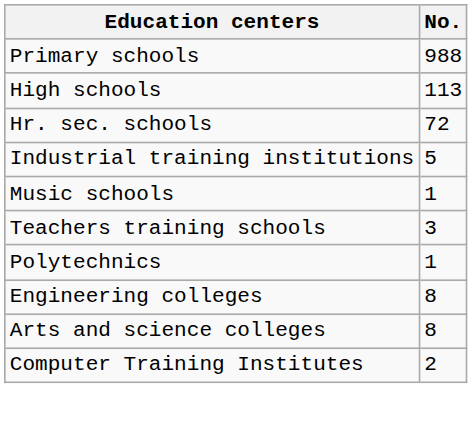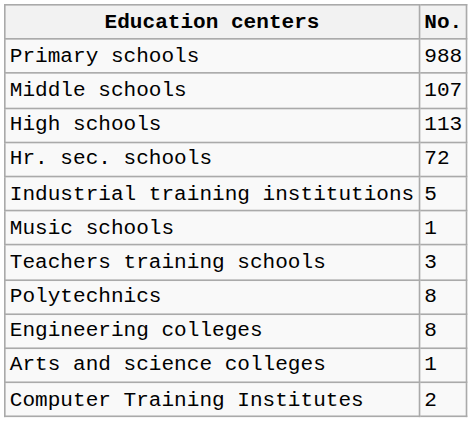+ row: (98, 91)
(431, 262) 1 -> (431, 297) 8
(431, 331) 8 -> (431, 365) 1
